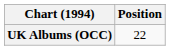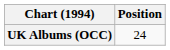(140, 34) 22 -> (140, 34) 24
